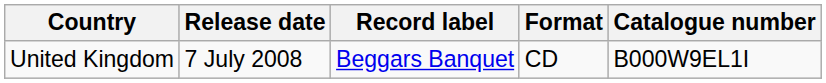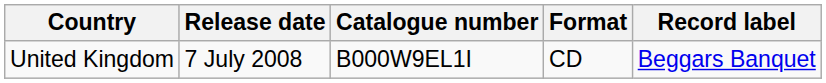columns swapped: (425, 22) <-> (715, 22)
